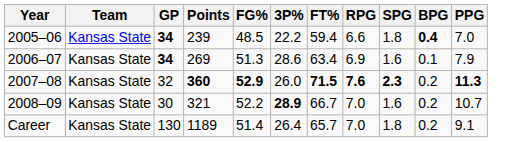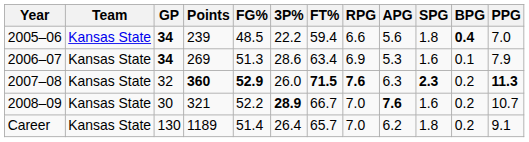+ column: (397, 15)
